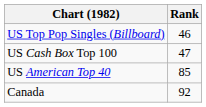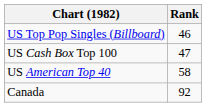(185, 72) 85 -> (185, 72) 58
